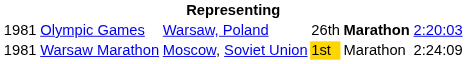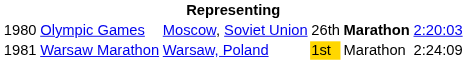(20, 30) 1981 -> (20, 30) 1980
(216, 30) Warsaw, Poland -> (235, 30) Moscow, Soviet Union
(235, 50) Moscow, Soviet Union -> (216, 50) Warsaw, Poland
